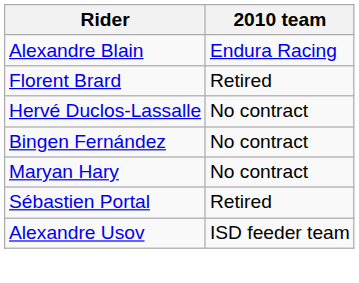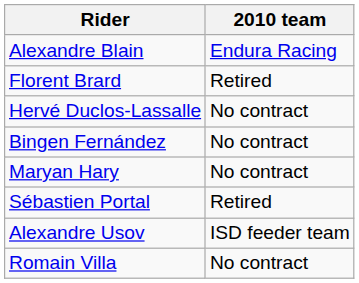+ row: (63, 263)
